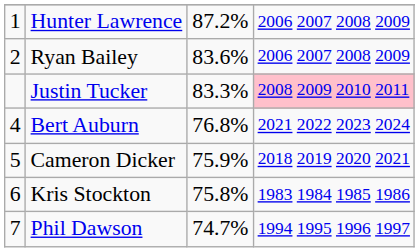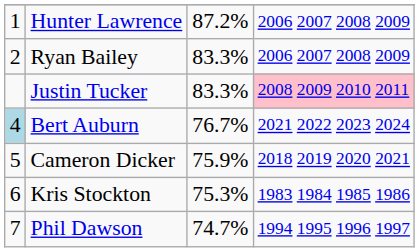(220, 56) 83.6% -> (220, 56) 83.3%
(15, 125) no background -> (15, 125) lightblue background
(220, 125) 76.8% -> (220, 125) 76.7%
(220, 194) 75.8% -> (220, 194) 75.3%
